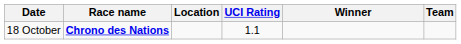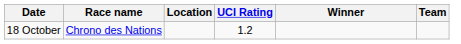(117, 30) bold -> (114, 30) normal
(252, 30) 1.1 -> (245, 30) 1.2
